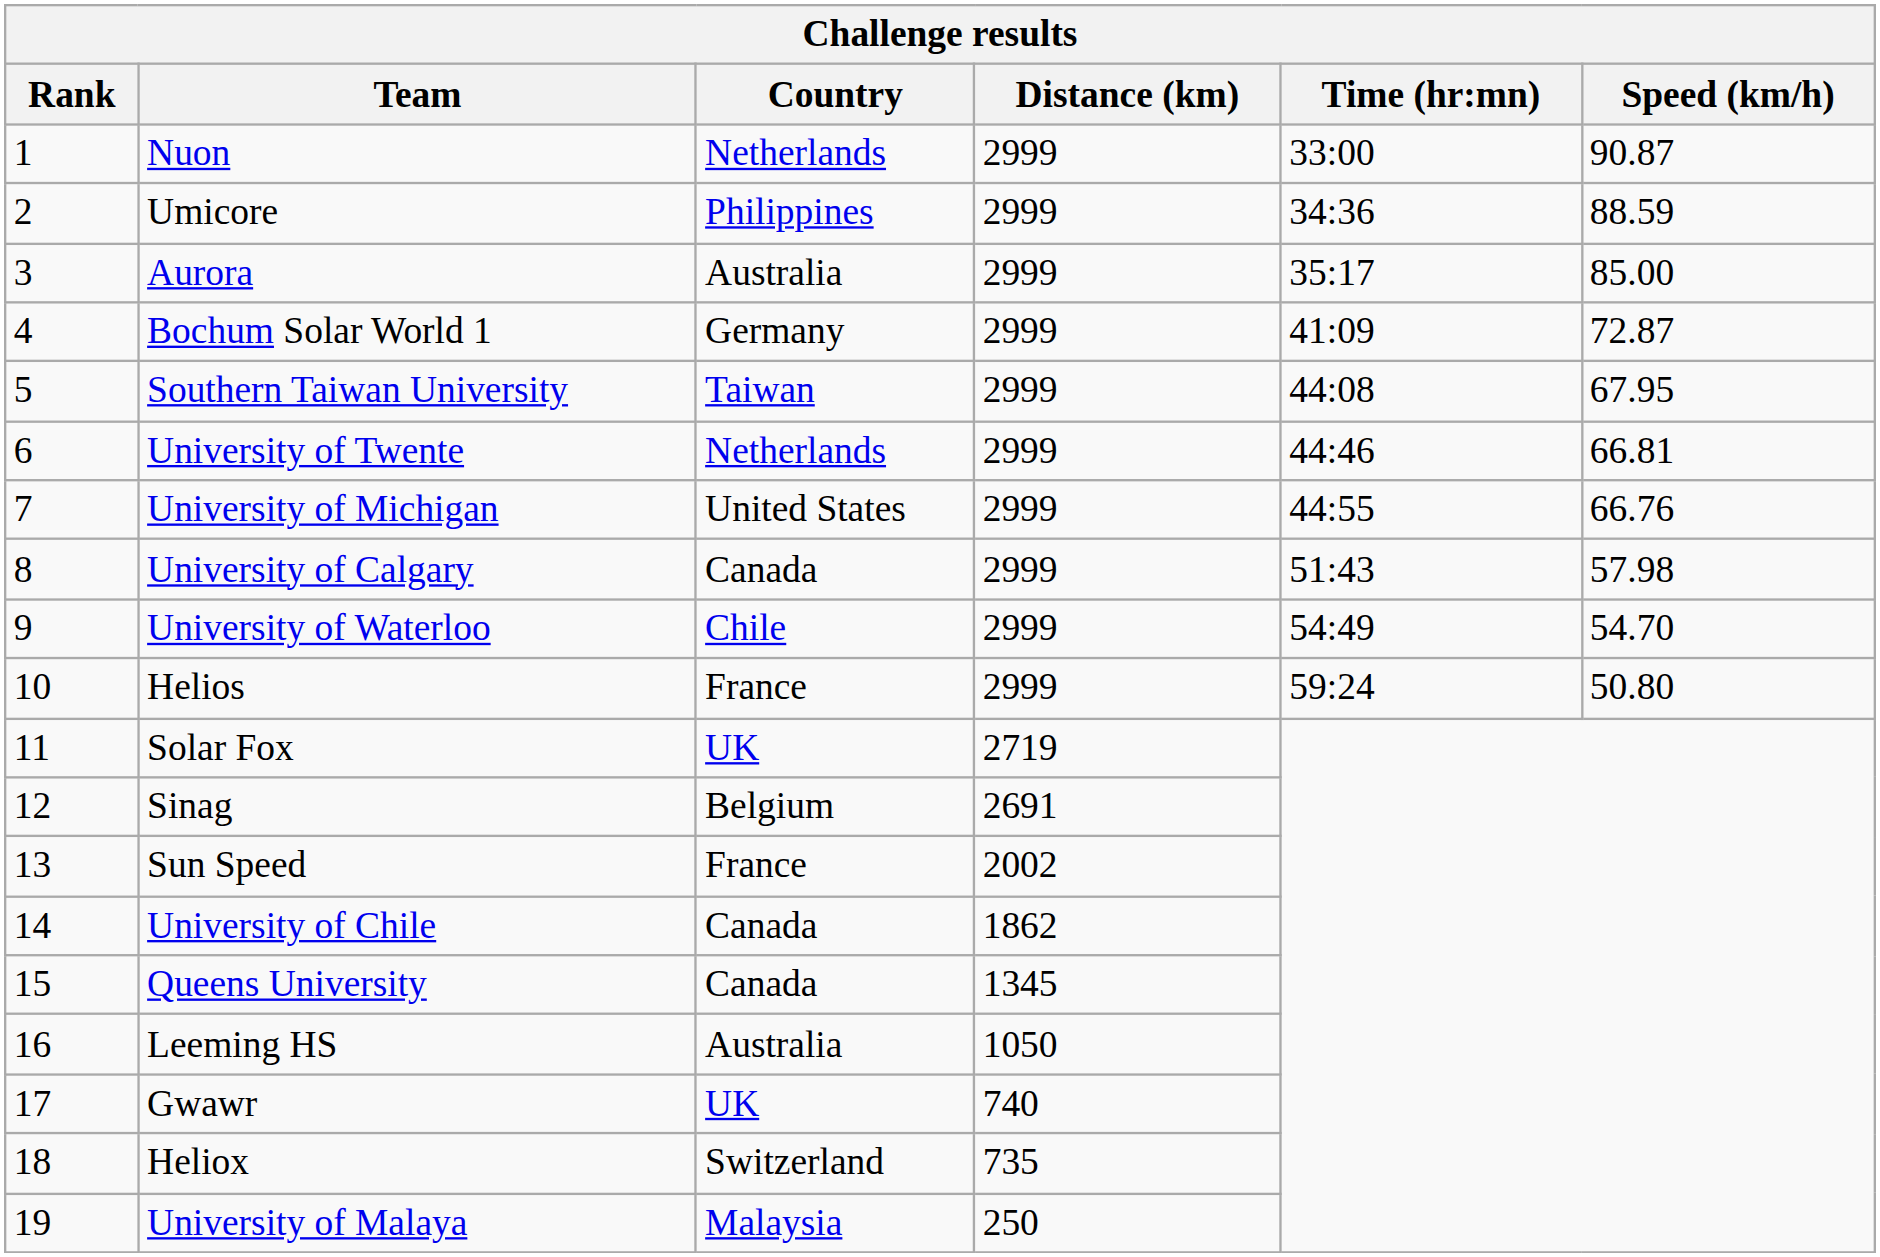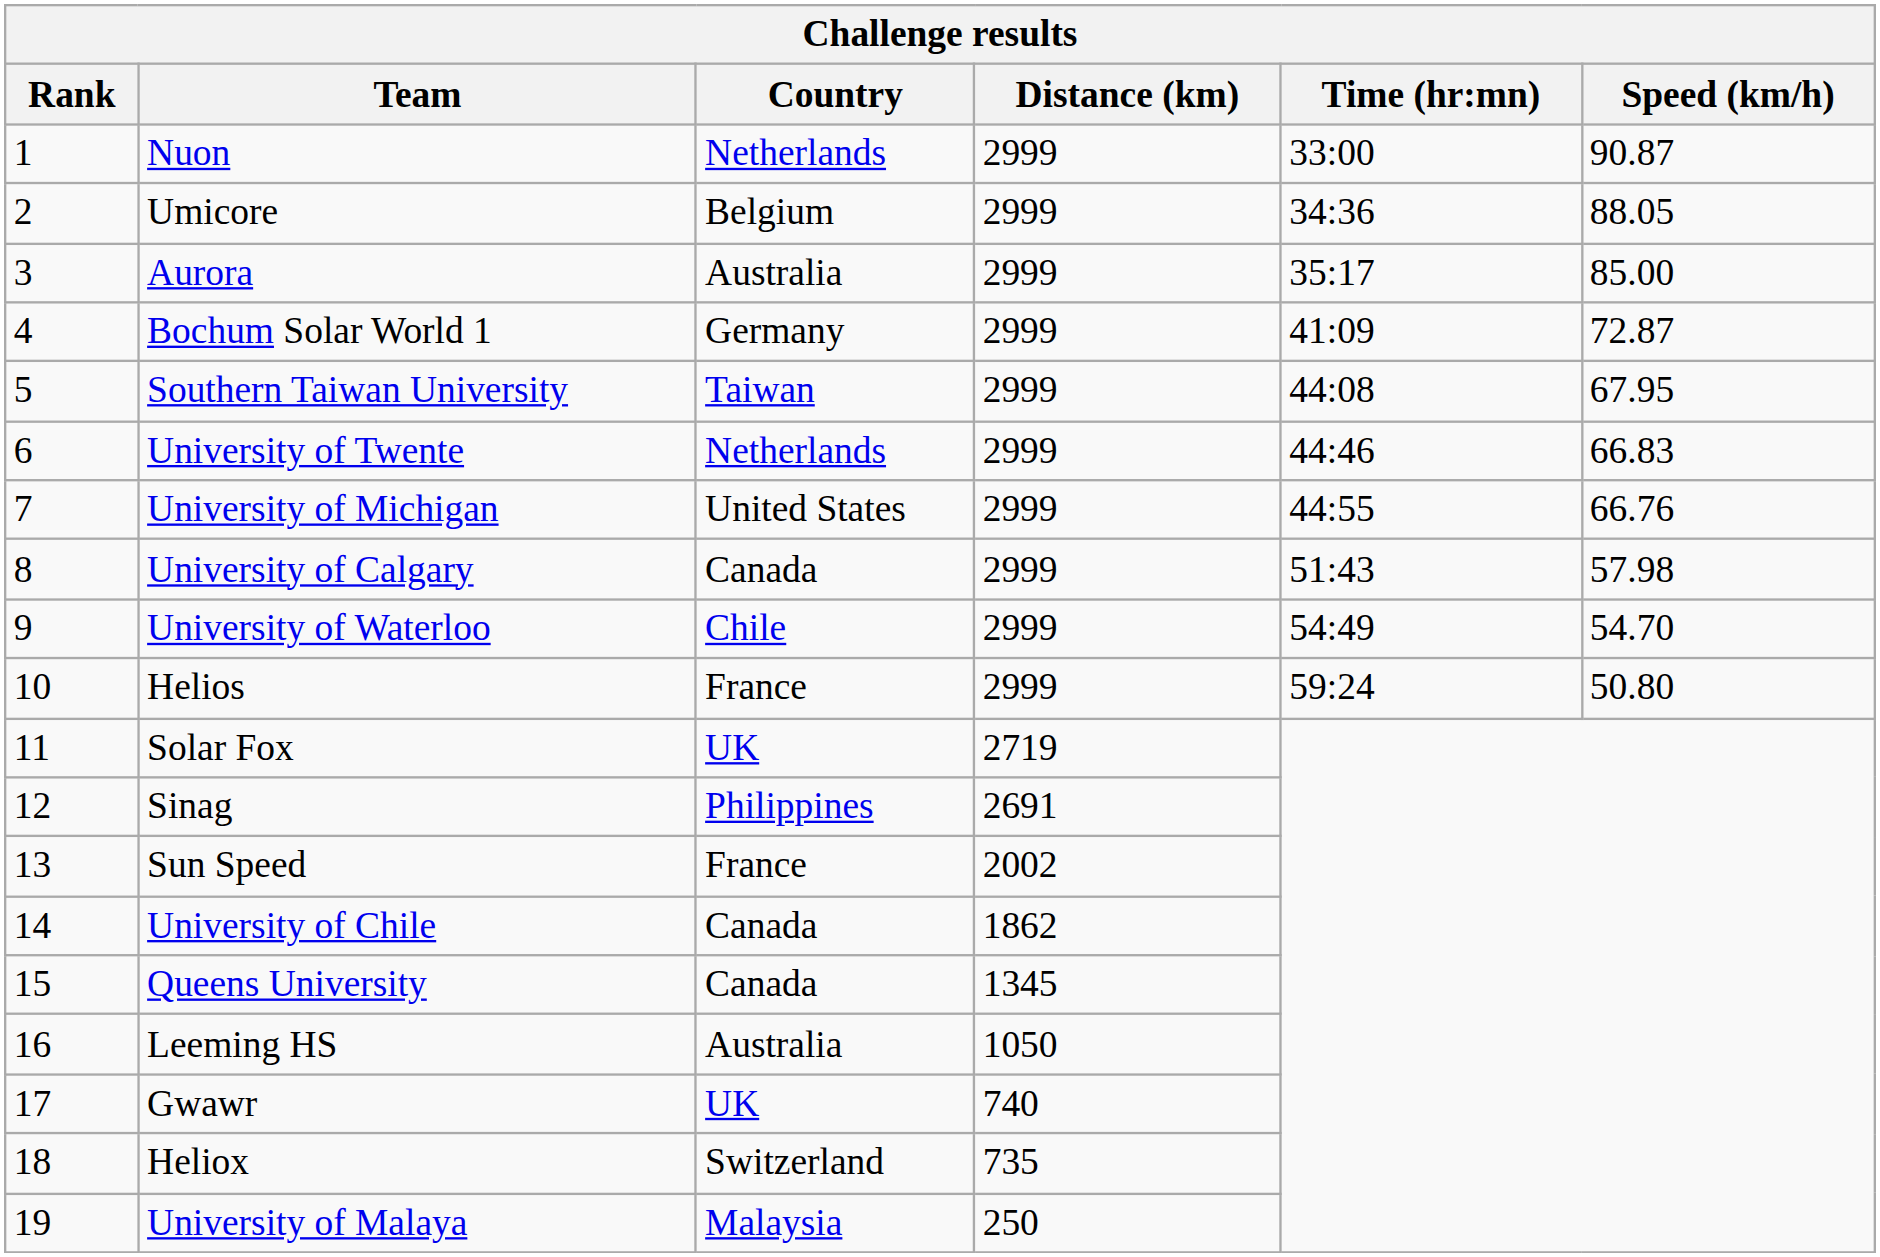(789, 212) Philippines -> (770, 212) Belgium
(1632, 212) 88.59 -> (1632, 212) 88.05
(1632, 449) 66.81 -> (1632, 449) 66.83
(770, 806) Belgium -> (789, 806) Philippines
